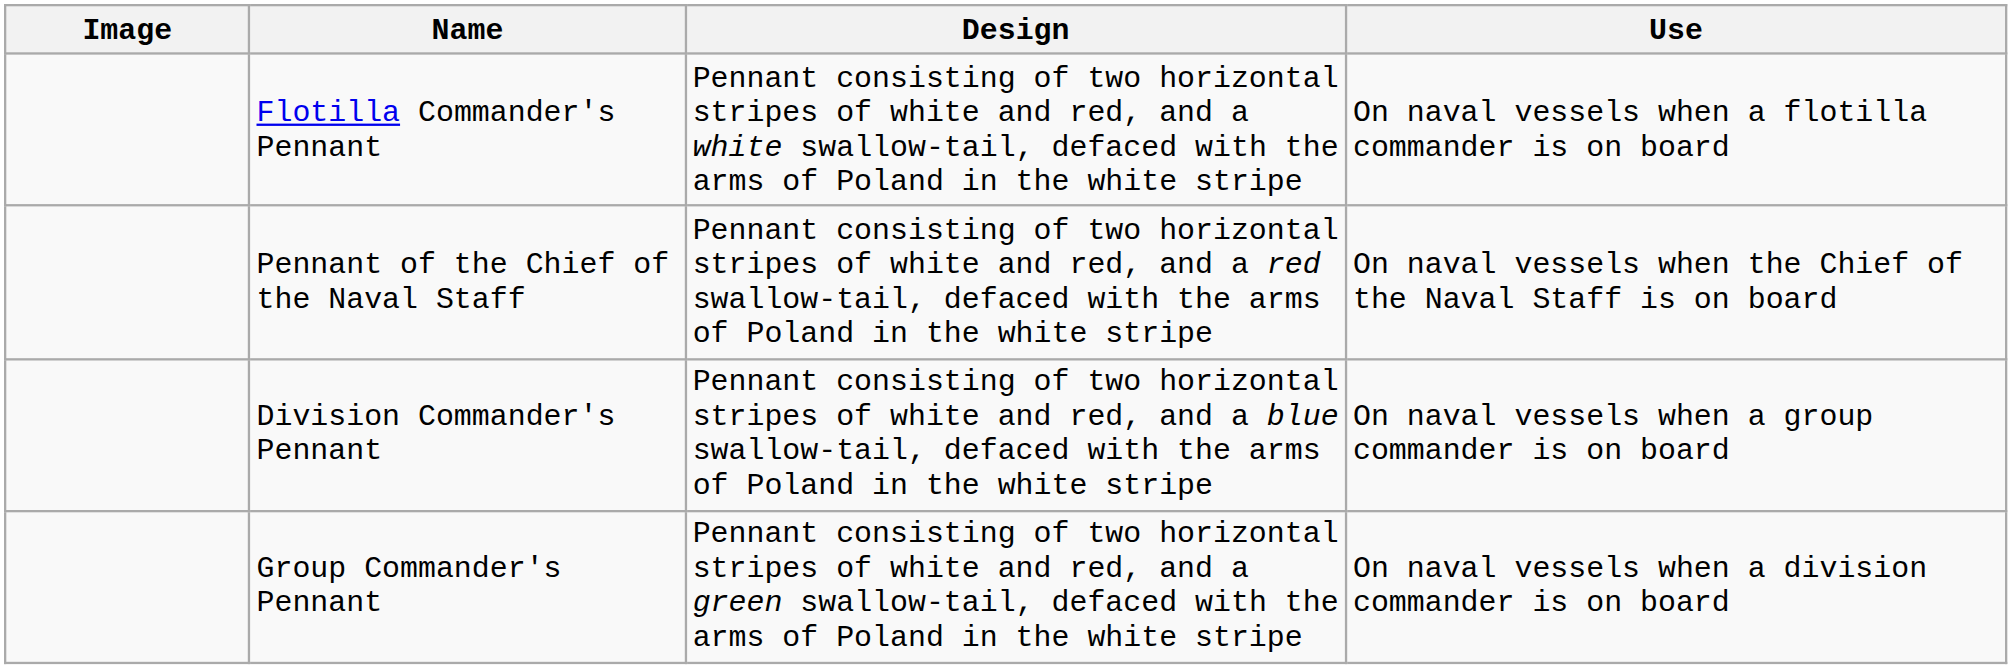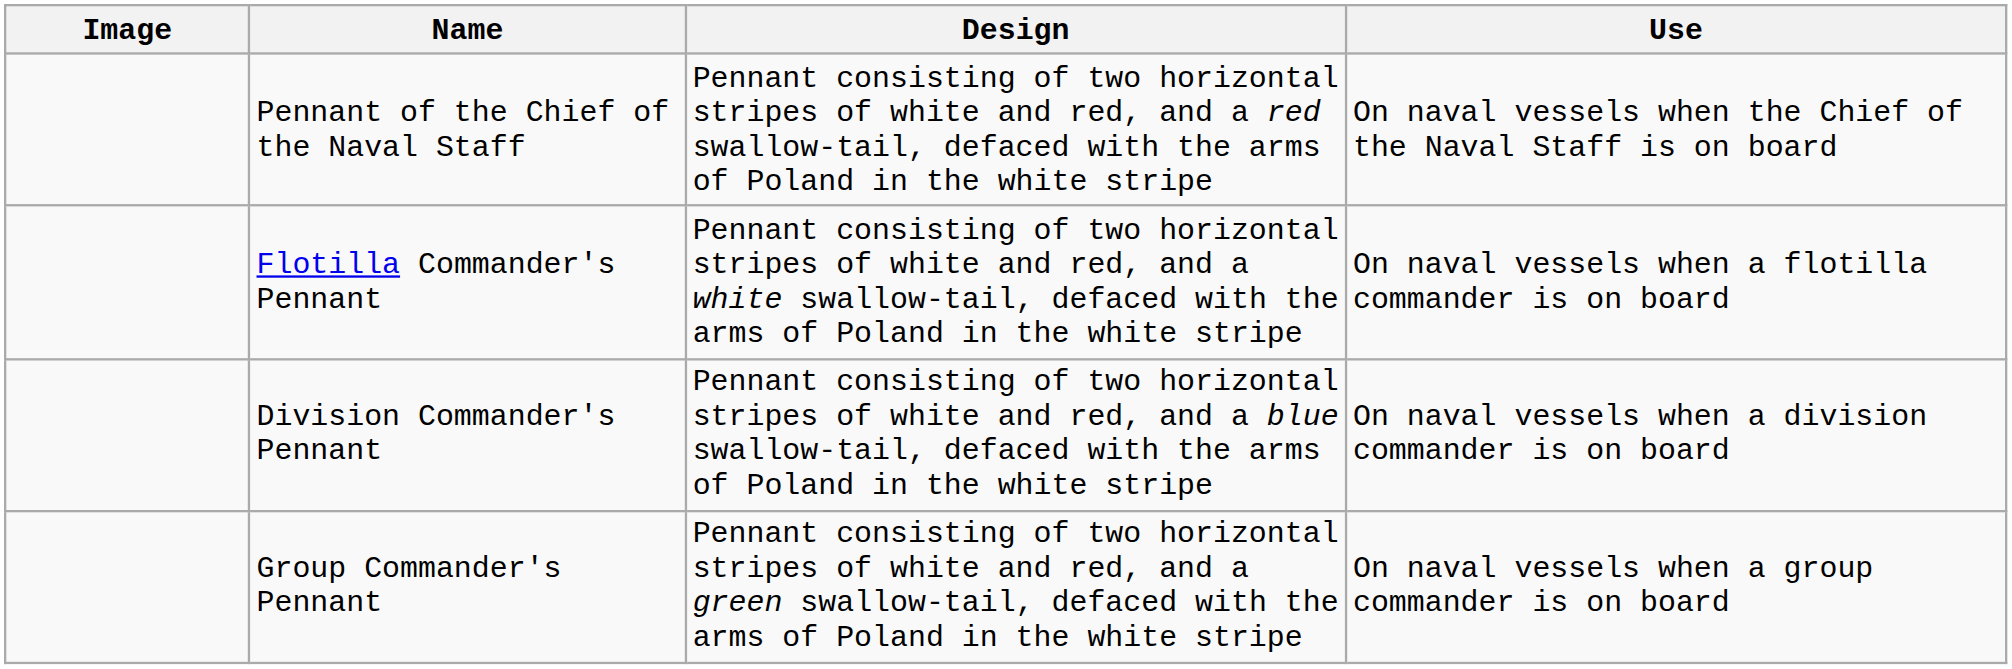rows swapped: (463, 282) <-> (436, 130)
(1613, 434) On naval vessels when a group commander is on board -> (1640, 434) On naval vessels when a division commander is on board
(1640, 587) On naval vessels when a division commander is on board -> (1613, 587) On naval vessels when a group commander is on board
